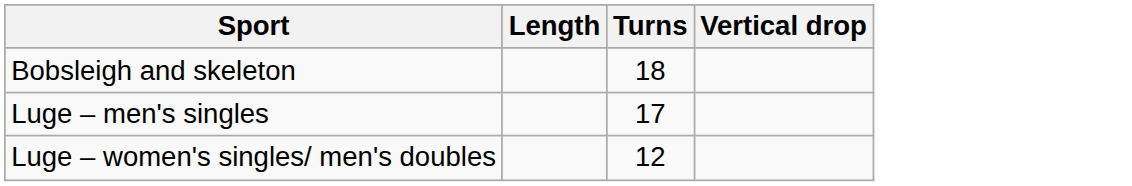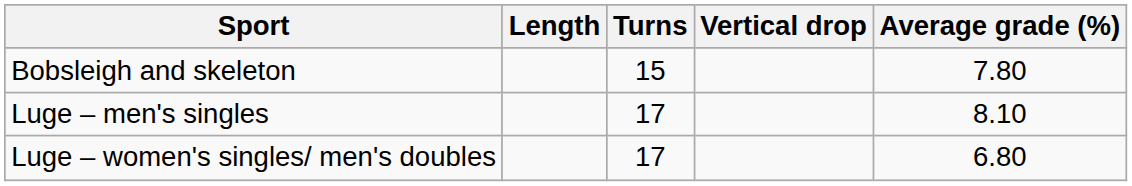+ column: (1000, 26)
(650, 69) 18 -> (650, 69) 15
(650, 157) 12 -> (650, 157) 17
